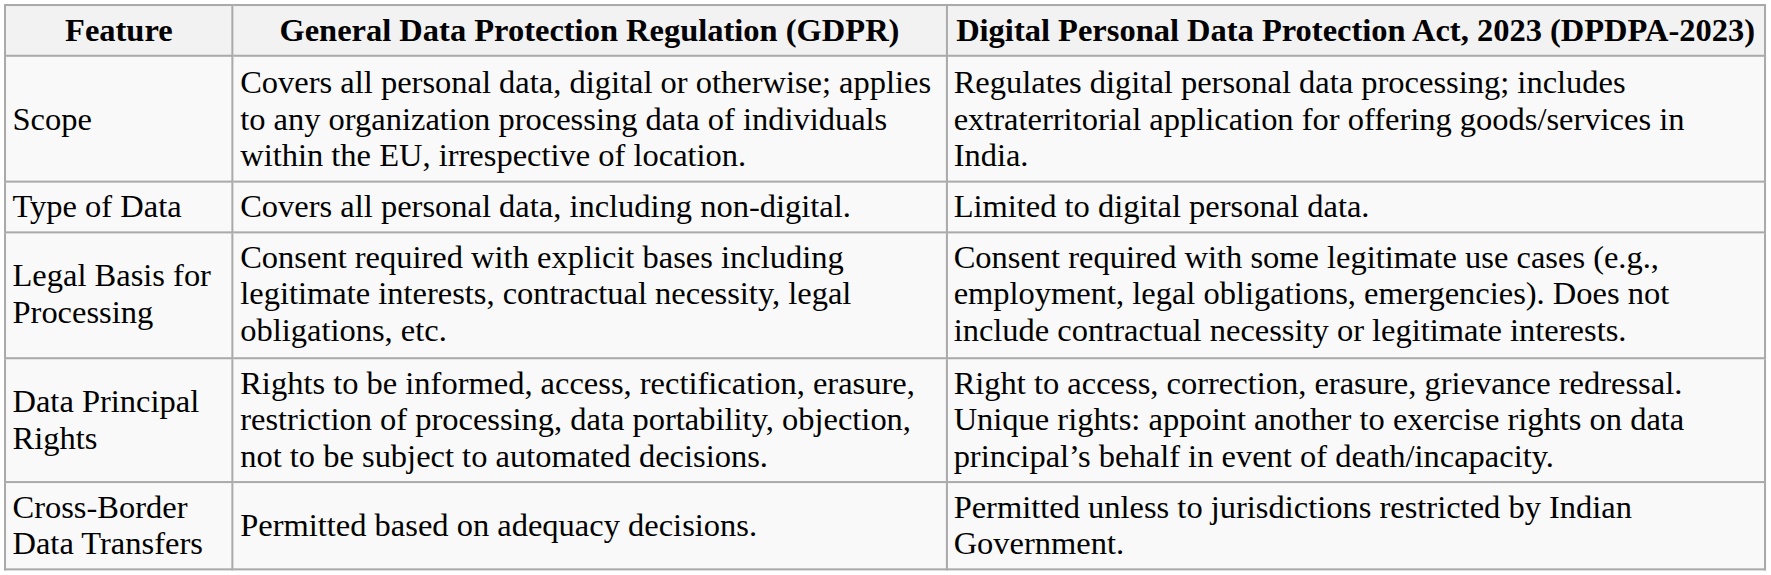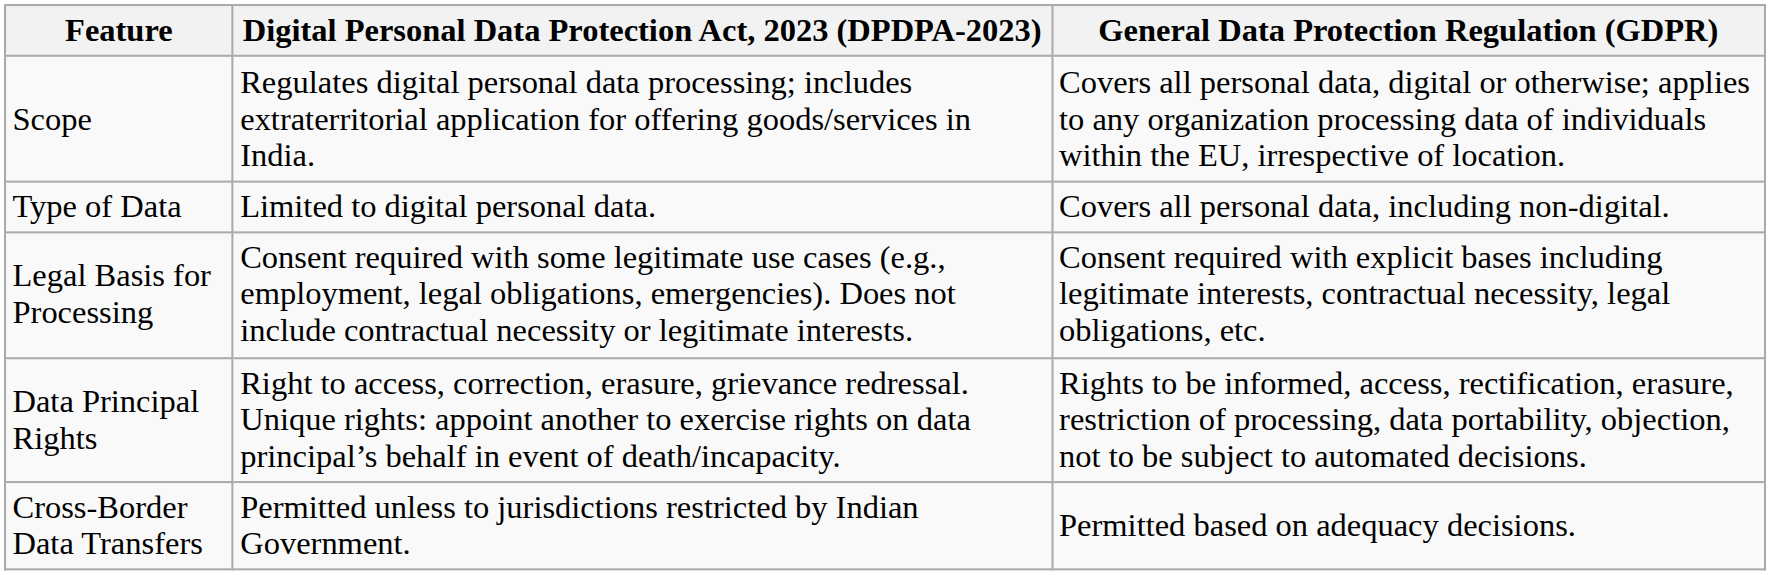columns swapped: (1356, 30) <-> (589, 30)
